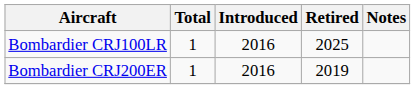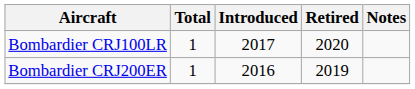(258, 44) 2016 -> (258, 44) 2017
(332, 44) 2025 -> (332, 44) 2020
